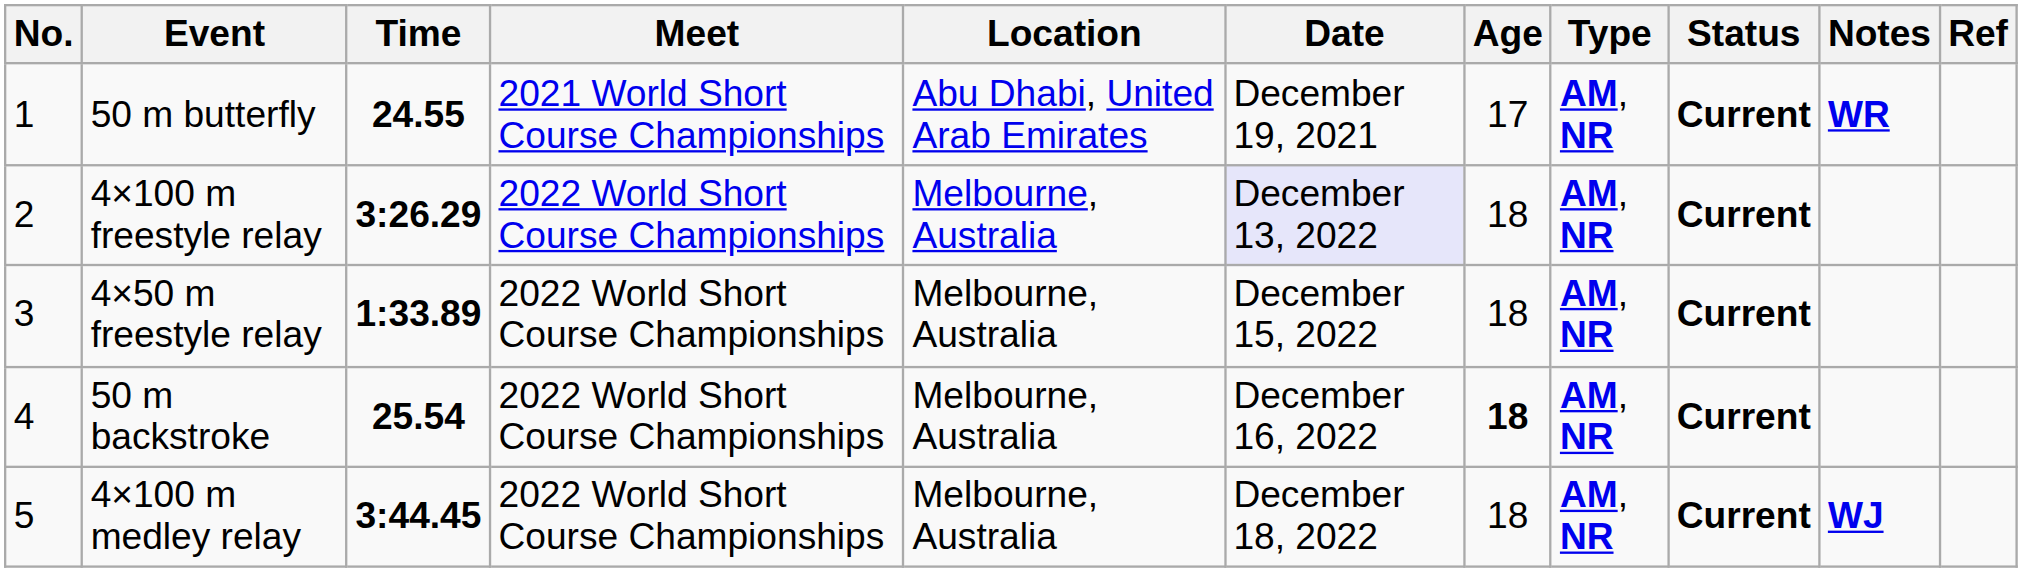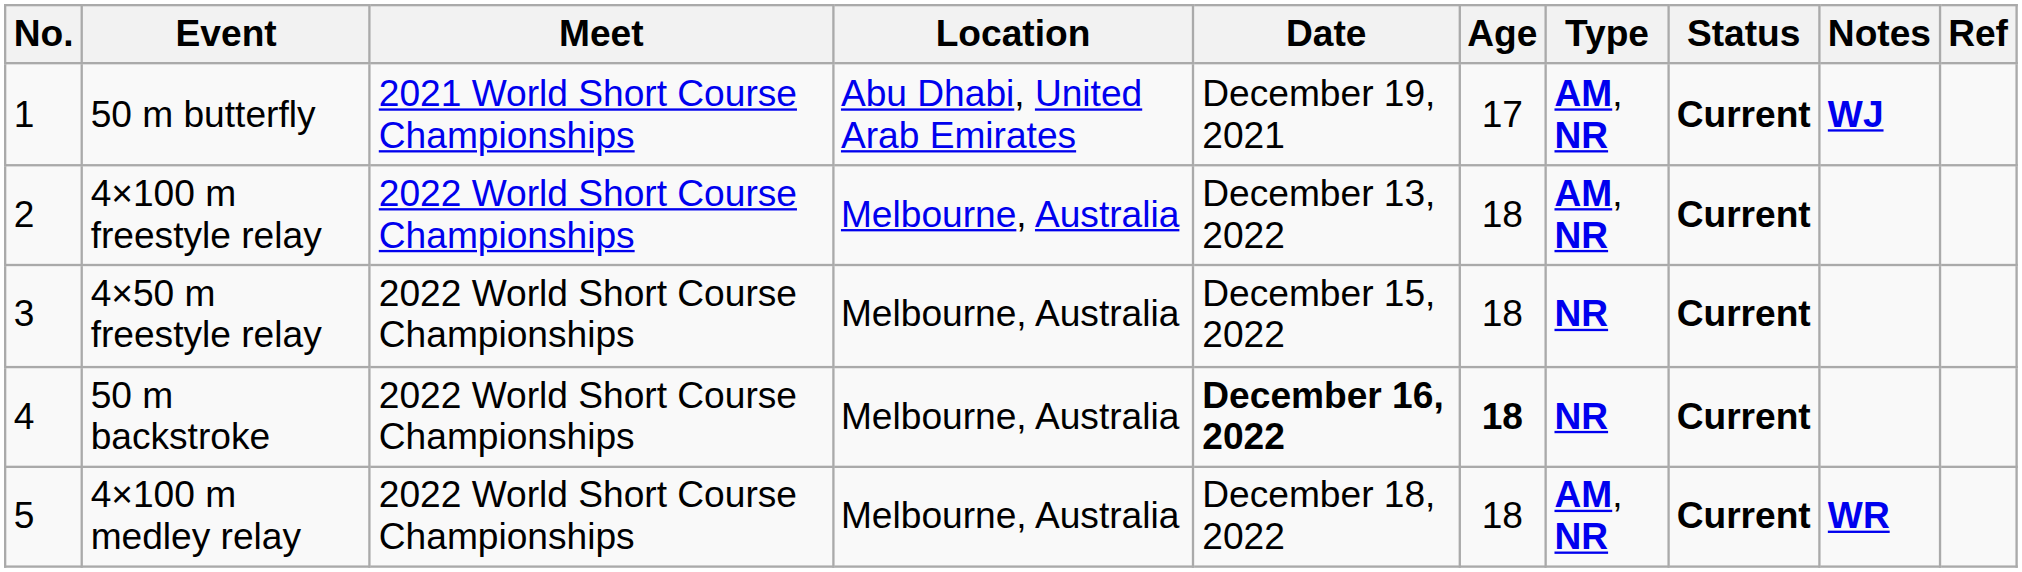- column: (418, 33)
(1859, 113) WR -> (1856, 113) WJ
(1319, 214) lavender background -> (1319, 214) no background
(1594, 314) AM, NR -> (1581, 314) NR
(1319, 415) normal -> (1323, 415) bold
(1594, 415) AM, NR -> (1581, 415) NR
(1856, 516) WJ -> (1859, 516) WR
